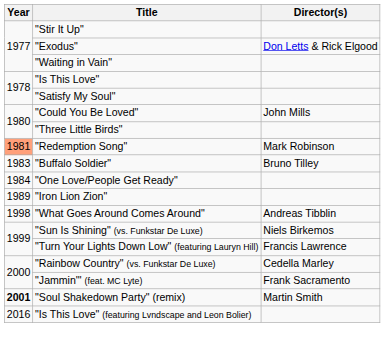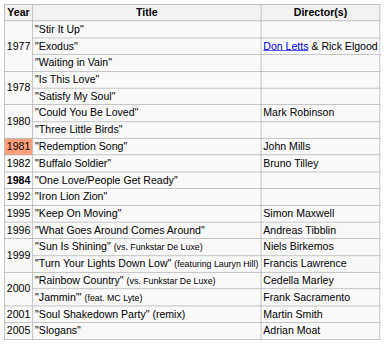(287, 113) John Mills -> (299, 113) Mark Robinson
(299, 146) Mark Robinson -> (287, 146) John Mills
(19, 163) 1983 -> (19, 163) 1982
(19, 180) normal -> (19, 180) bold
(19, 197) 1989 -> (19, 197) 1992
+ row: (78, 213)
(19, 213) 1998 -> (19, 230) 1996
(19, 297) bold -> (19, 314) normal
+ row: (58, 331)
- row: (143, 314)
